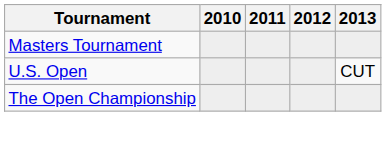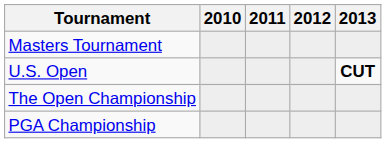(358, 72) normal -> (358, 72) bold
+ row: (82, 125)
